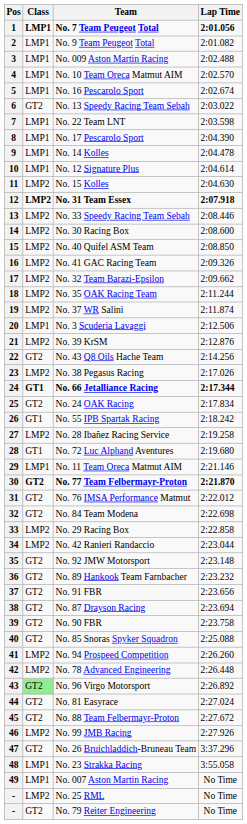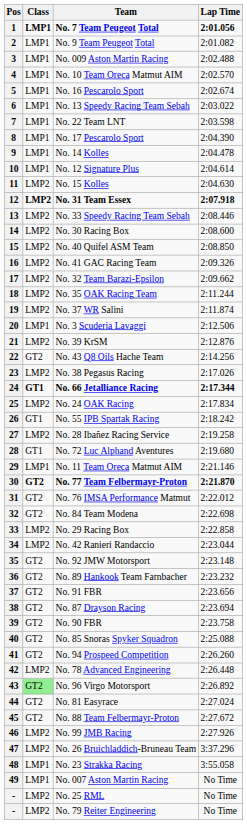(34, 106) GT2 -> (37, 106) LMP1
(34, 404) GT2 -> (37, 404) LMP2
(37, 655) LMP2 -> (34, 655) GT2
(34, 749) GT2 -> (37, 749) LMP2
(34, 812) GT2 -> (37, 812) LMP2
